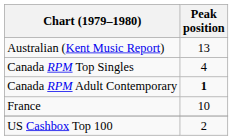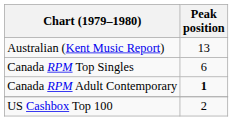(204, 67) 4 -> (204, 67) 6
- row: (24, 106)
